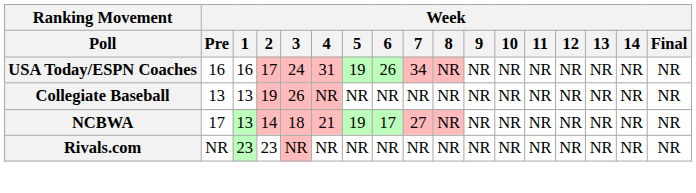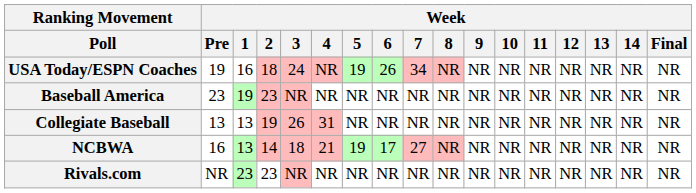(217, 69) 16 -> (217, 69) 19
(269, 69) 17 -> (269, 69) 18
(327, 69) 31 -> (327, 69) NR
+ row: (103, 95)
(327, 95) NR -> (327, 122) 31
(217, 122) 17 -> (217, 148) 16
